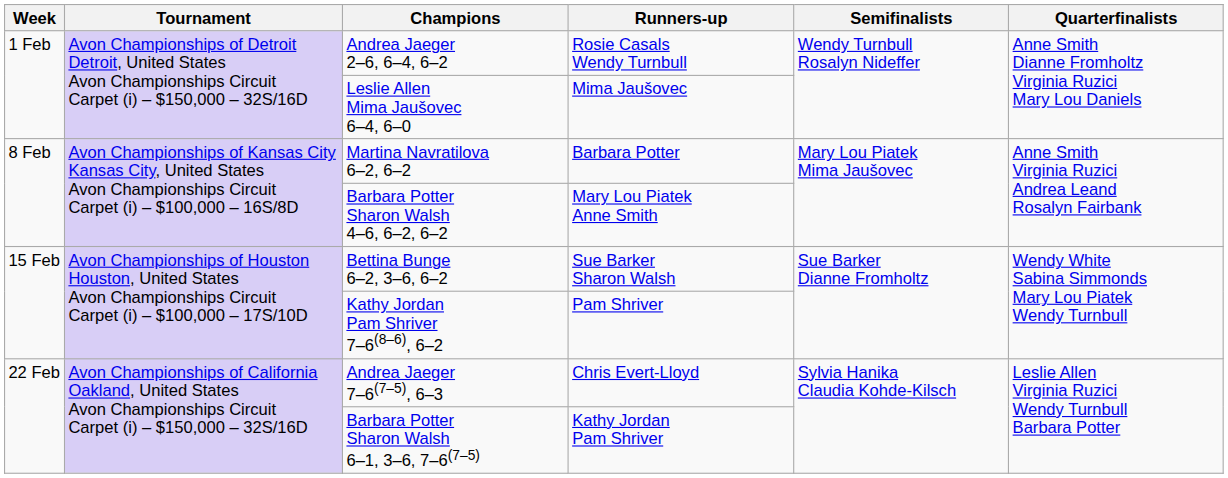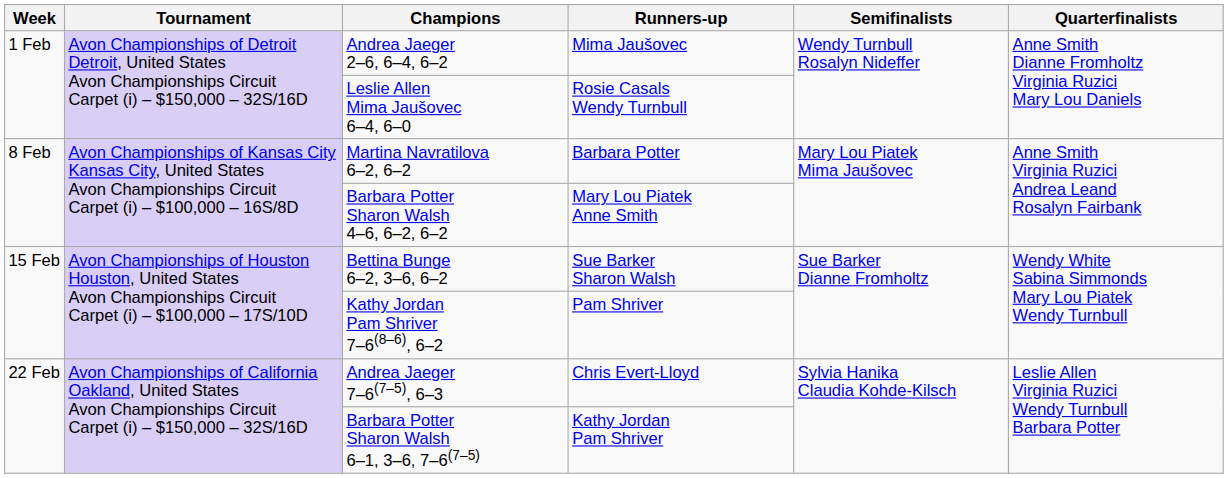(629, 53) Rosie Casals Wendy Turnbull -> (630, 44) Mima Jaušovec
(630, 89) Mima Jaušovec -> (629, 98) Rosie Casals Wendy Turnbull
